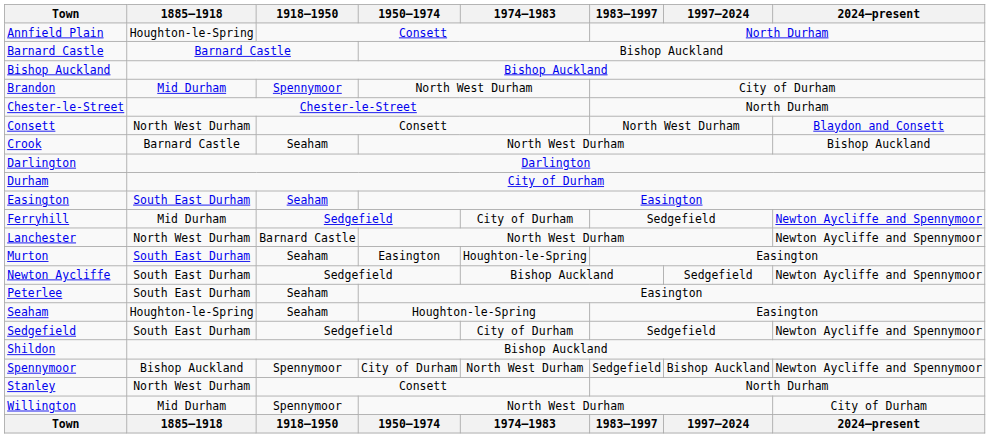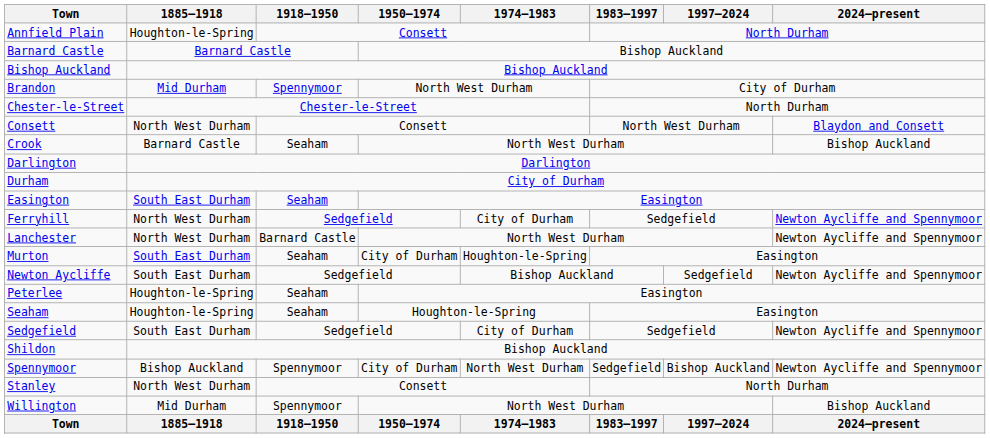(192, 219) Mid Durham -> (192, 219) North West Durham
(409, 256) Easington -> (409, 256) City of Durham
(192, 293) South East Durham -> (192, 293) Houghton-le-Spring
(879, 405) City of Durham -> (879, 405) Bishop Auckland
